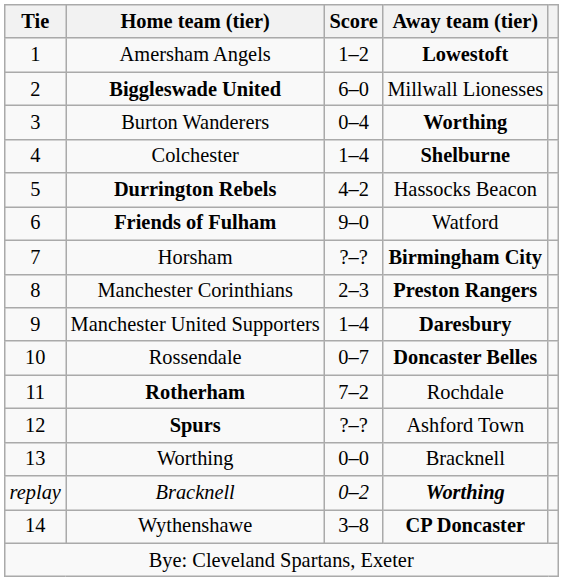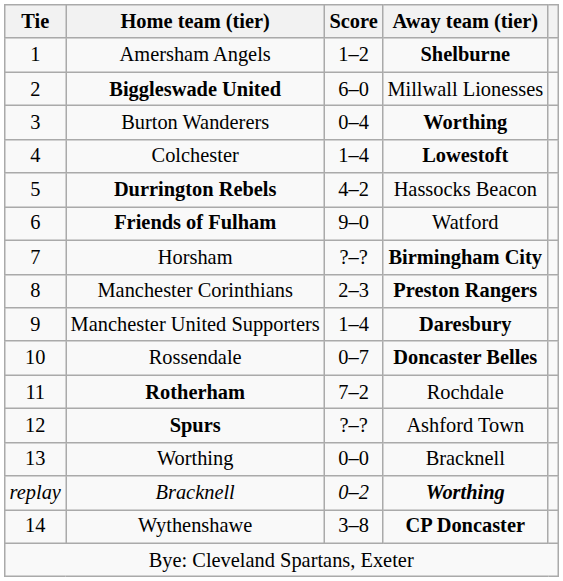(465, 54) Lowestoft -> (465, 54) Shelburne
(465, 155) Shelburne -> (465, 155) Lowestoft
